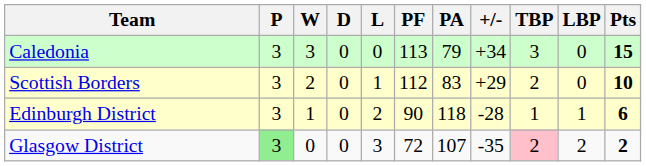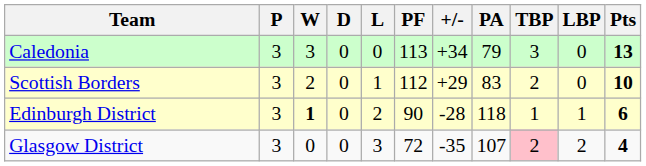columns swapped: (452, 20) <-> (491, 20)
(623, 51) 15 -> (623, 51) 13
(310, 113) normal -> (310, 113) bold
(277, 144) lightgreen background -> (277, 144) no background
(623, 144) 2 -> (623, 144) 4
